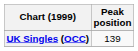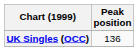(112, 38) 139 -> (112, 38) 136
